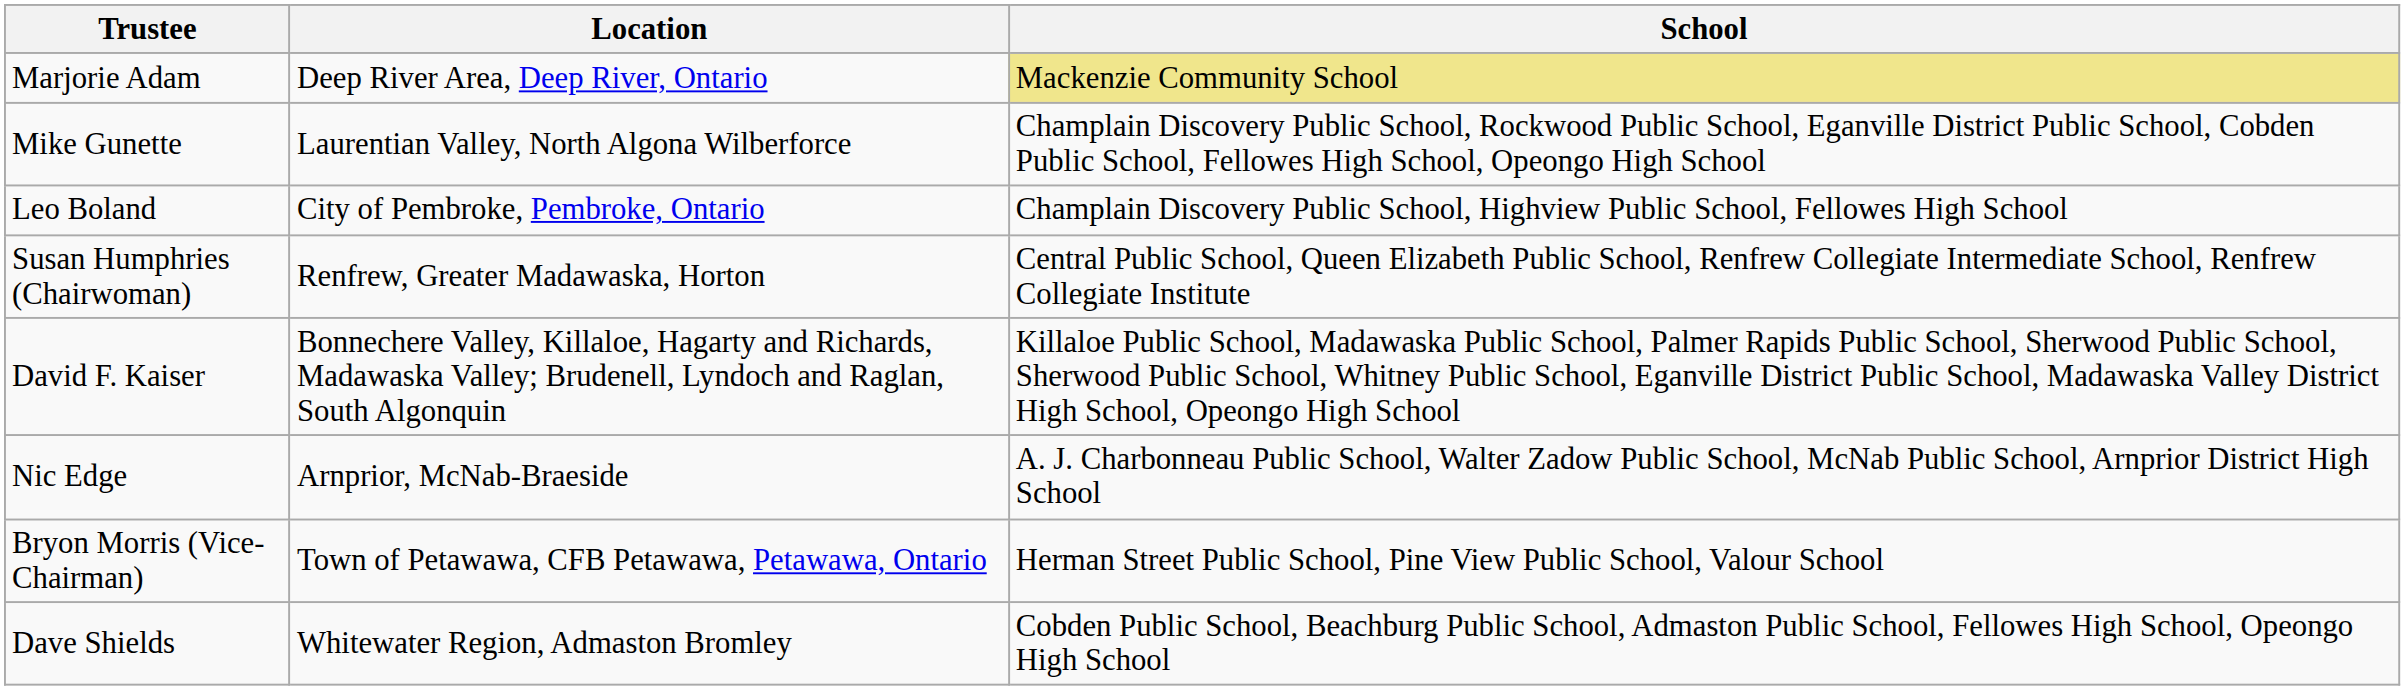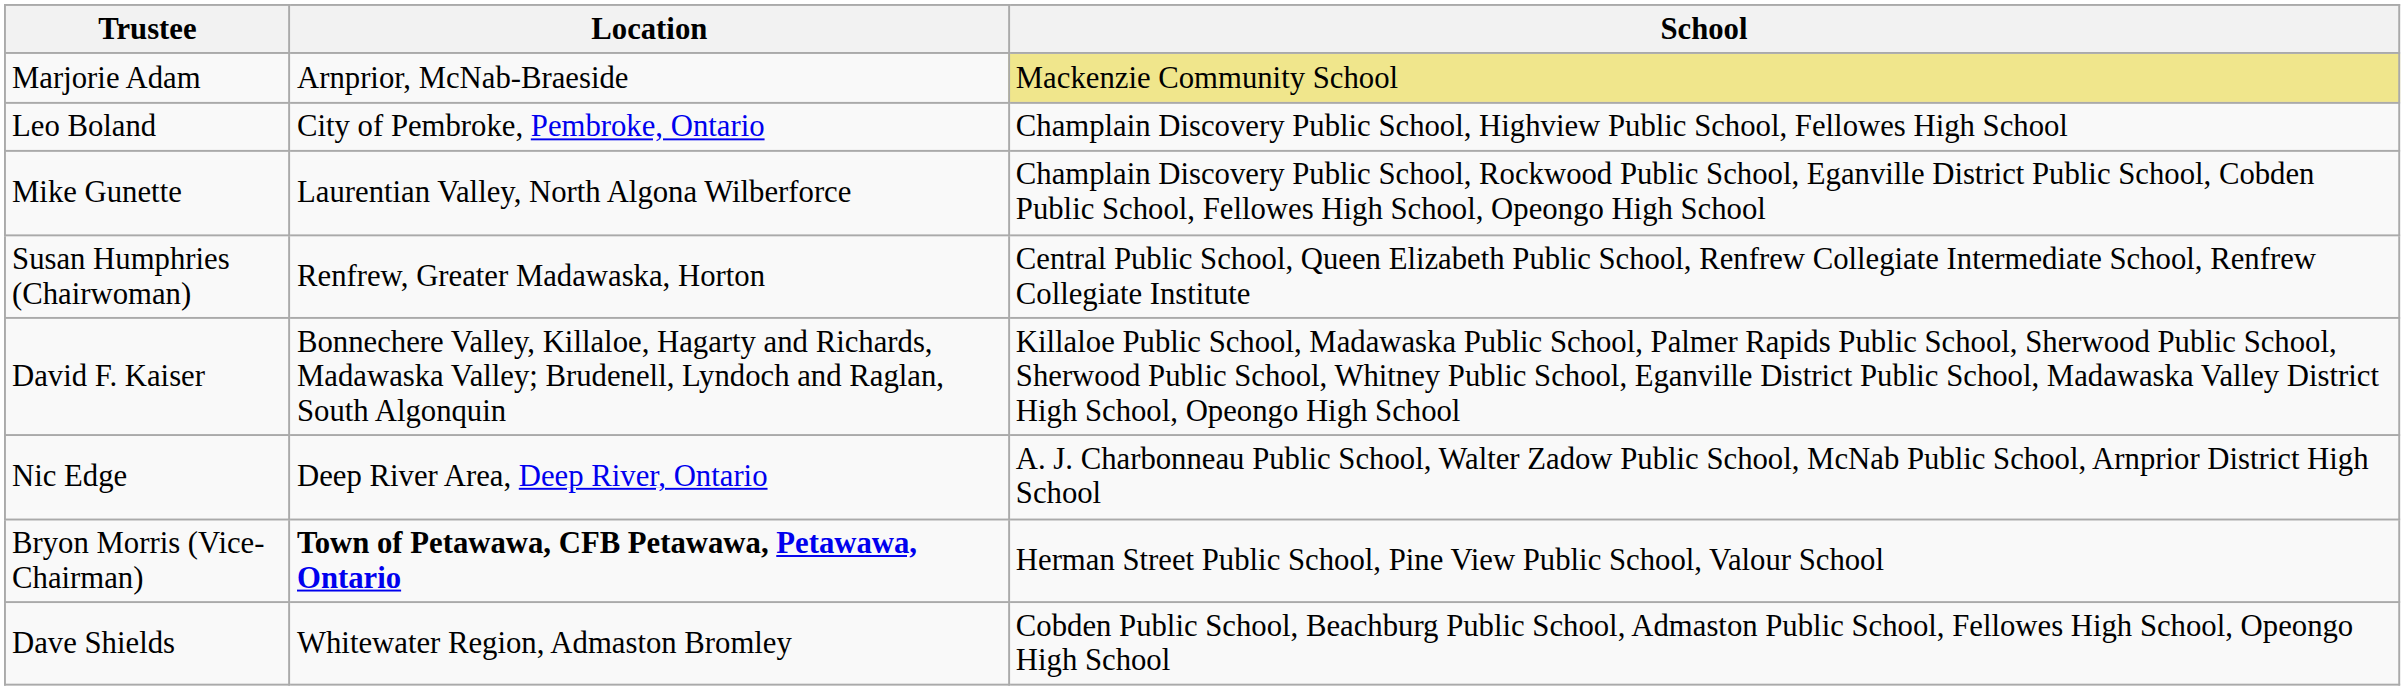(532, 77) Deep River Area, Deep River, Ontario -> (463, 77) Arnprior, McNab-Braeside
rows swapped: (84, 209) <-> (97, 143)
(463, 476) Arnprior, McNab-Braeside -> (532, 476) Deep River Area, Deep River, Ontario
(642, 559) normal -> (607, 559) bold
